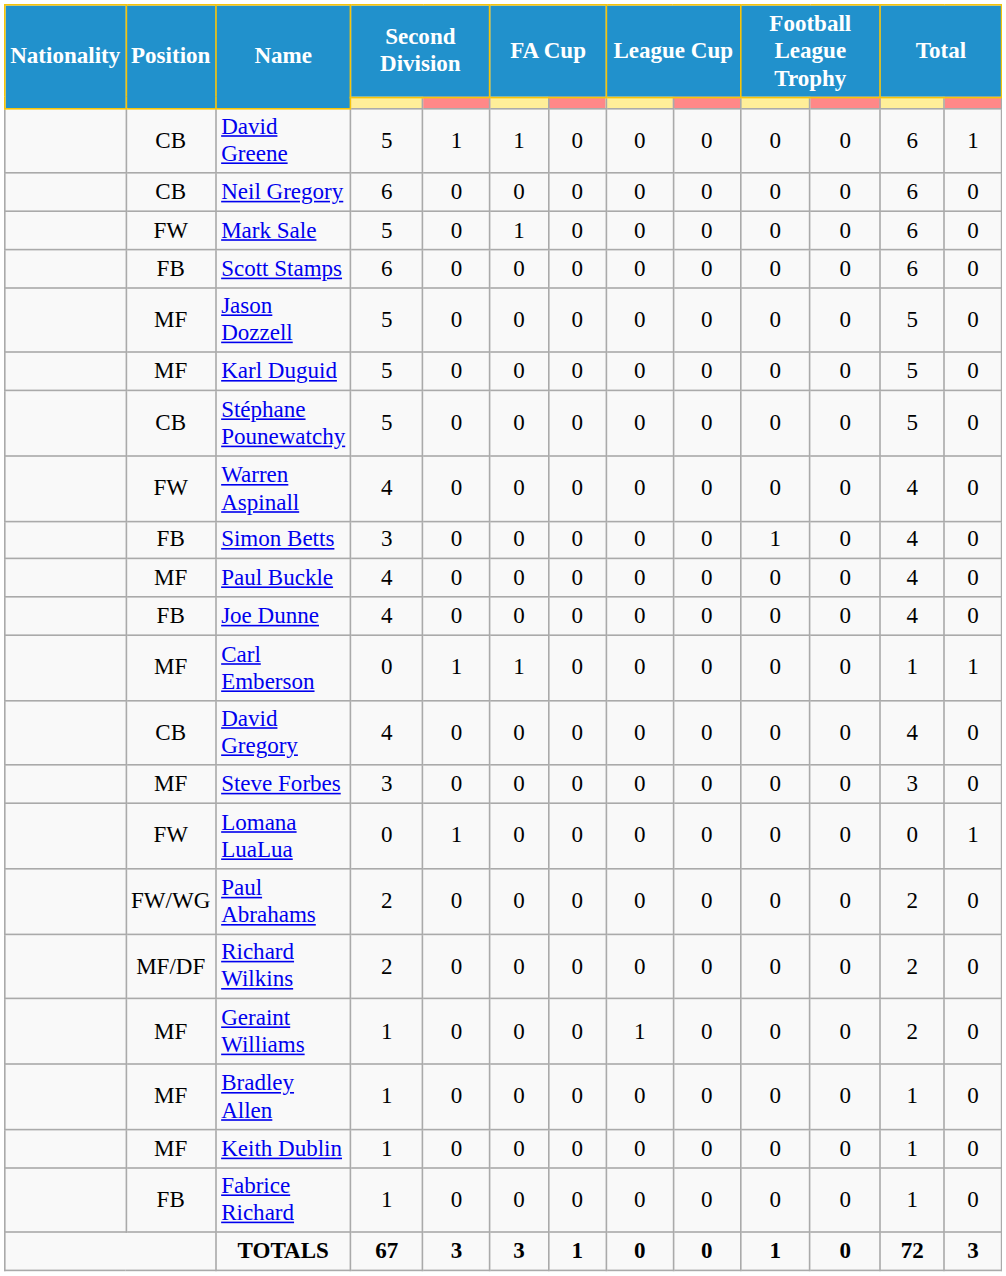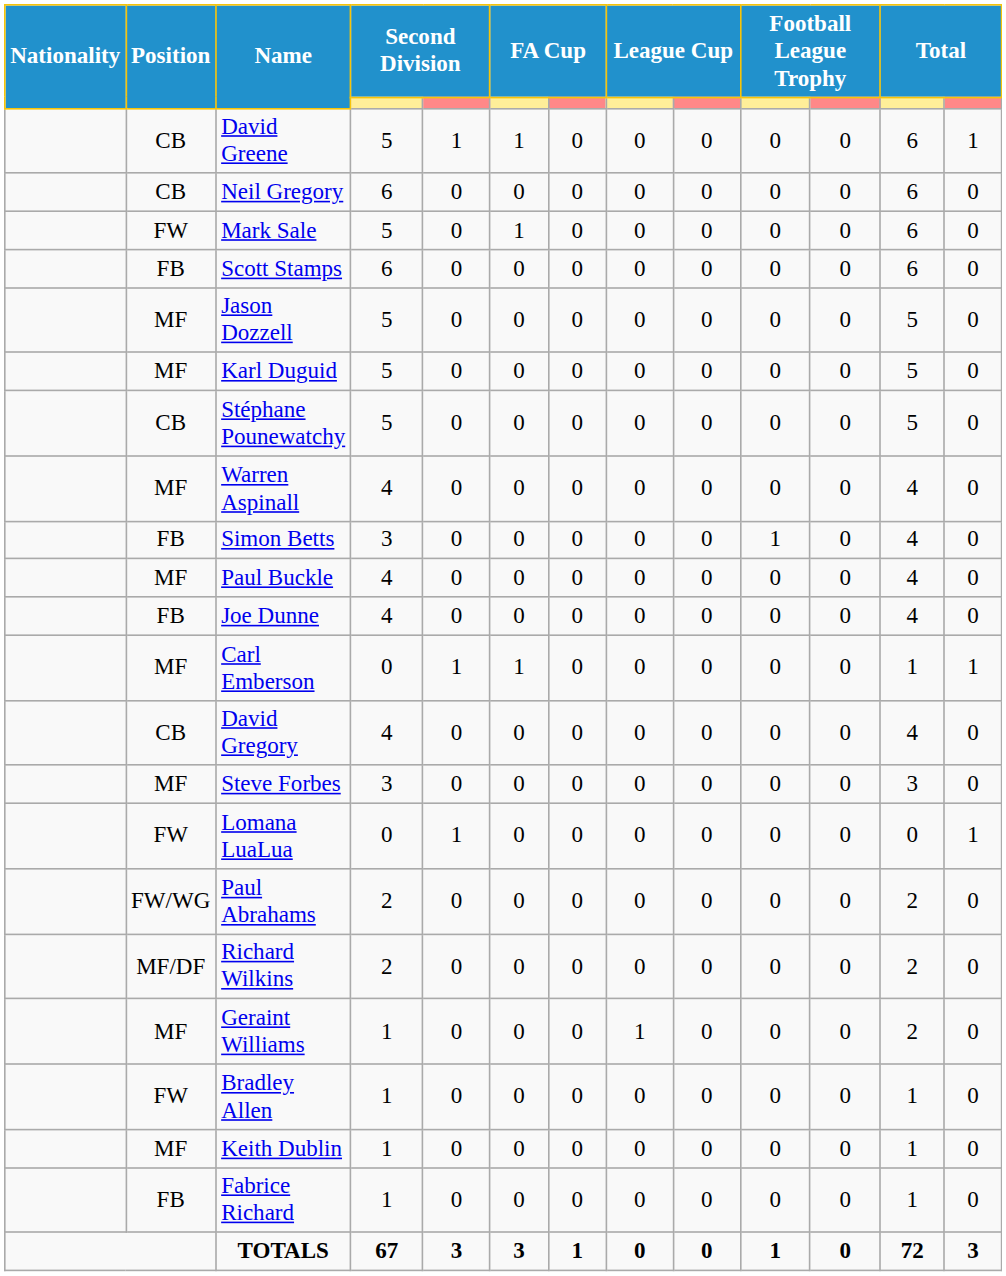(171, 488) FW -> (171, 488) MF
(171, 1096) MF -> (171, 1096) FW
